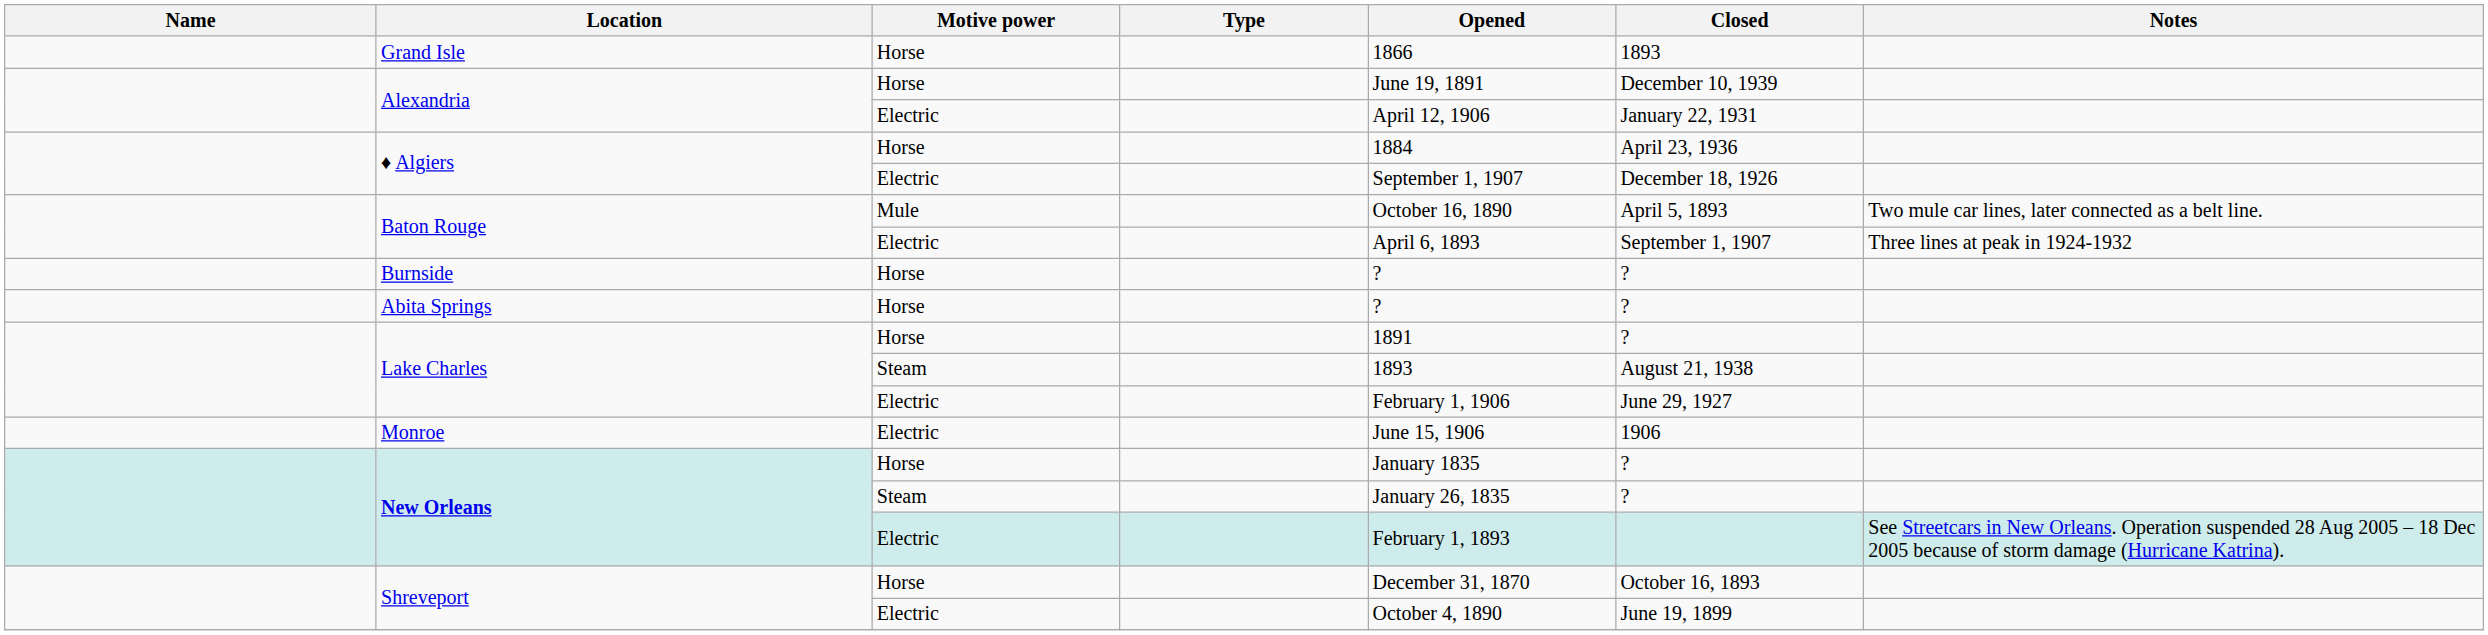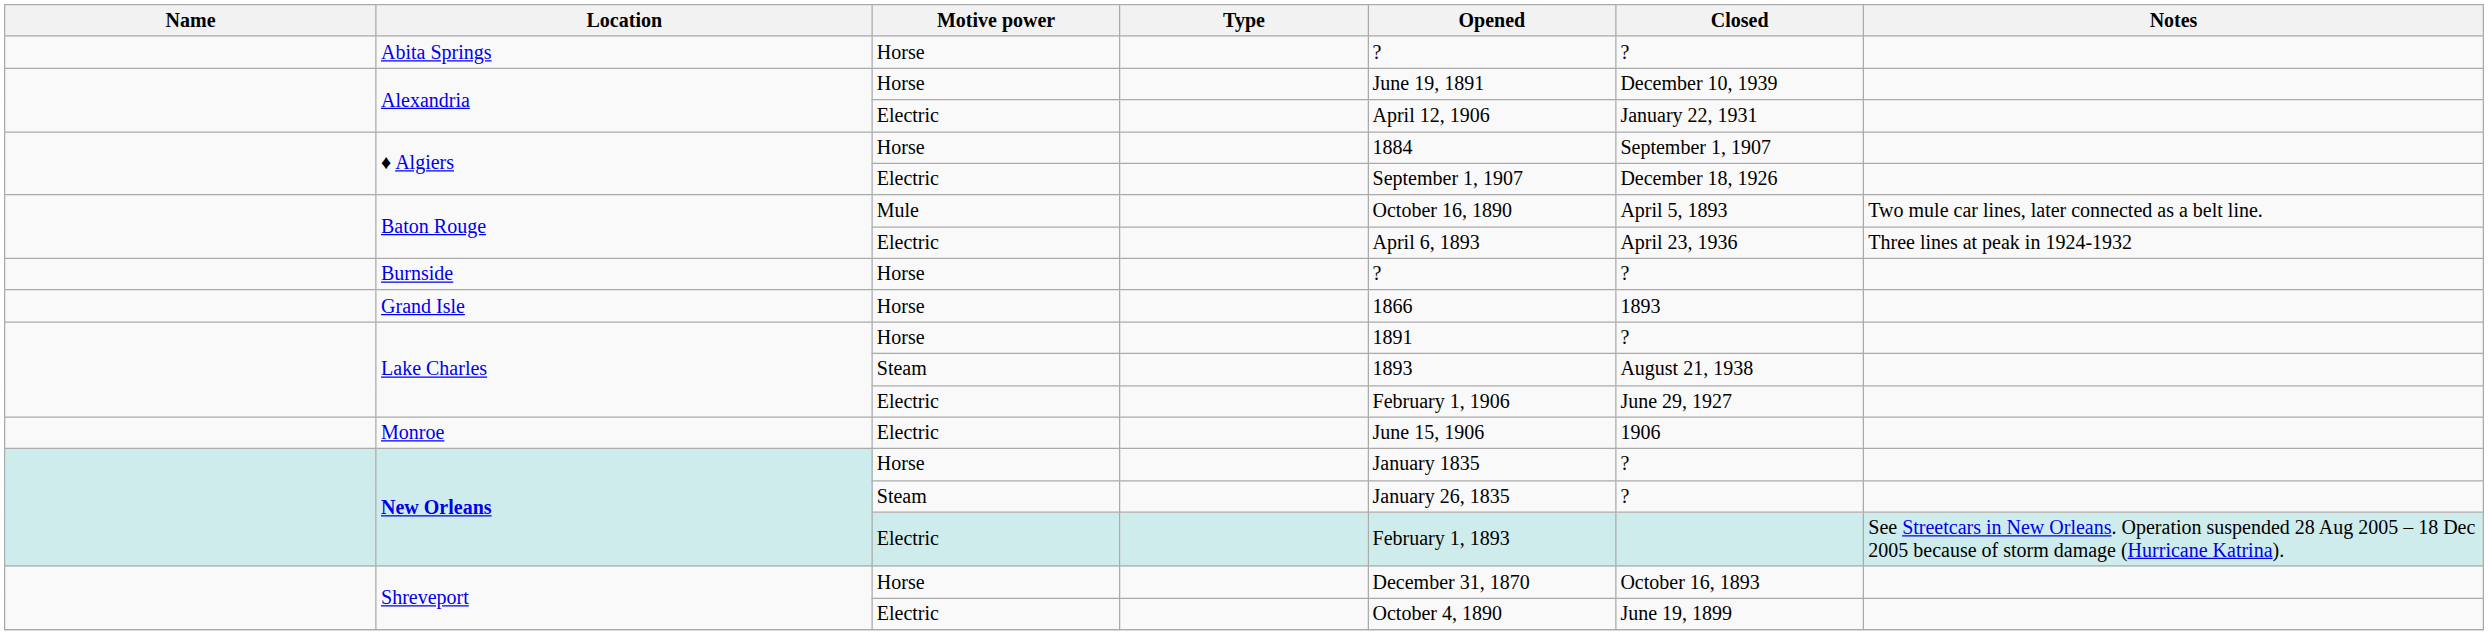rows swapped: (436, 305) <-> (423, 52)
(1679, 147) April 23, 1936 -> (1696, 147) September 1, 1907
(1696, 242) September 1, 1907 -> (1679, 242) April 23, 1936
